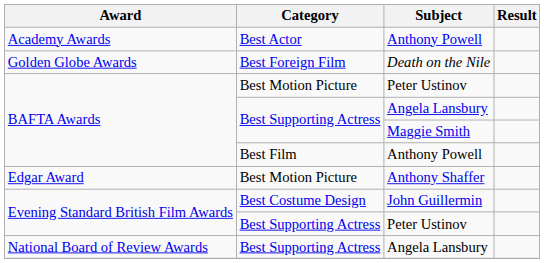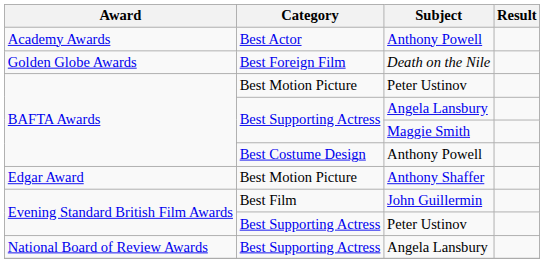(268, 154) Best Film -> (303, 154) Best Costume Design
(303, 200) Best Costume Design -> (268, 200) Best Film
